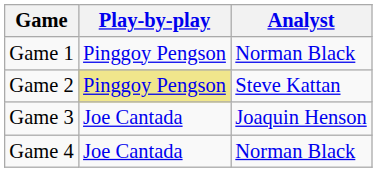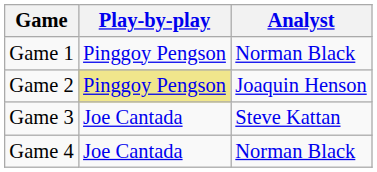(288, 85) Steve Kattan -> (301, 85) Joaquin Henson
(301, 118) Joaquin Henson -> (288, 118) Steve Kattan
